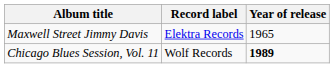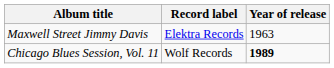(262, 33) 1965 -> (262, 33) 1963
